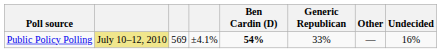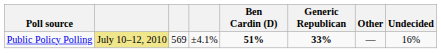(254, 39) 54% -> (254, 39) 51%
(321, 39) normal -> (321, 39) bold
